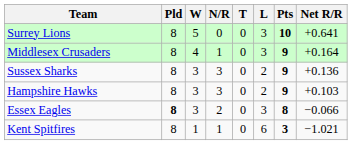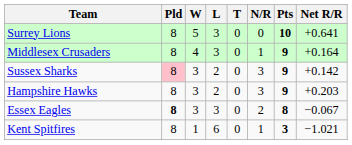columns swapped: (264, 14) <-> (219, 14)
(174, 71) no background -> (174, 71) pink background
(322, 71) +0.136 -> (322, 71) +0.142
(322, 91) +0.103 -> (322, 91) +0.203
(322, 110) −0.066 -> (322, 110) −0.067
